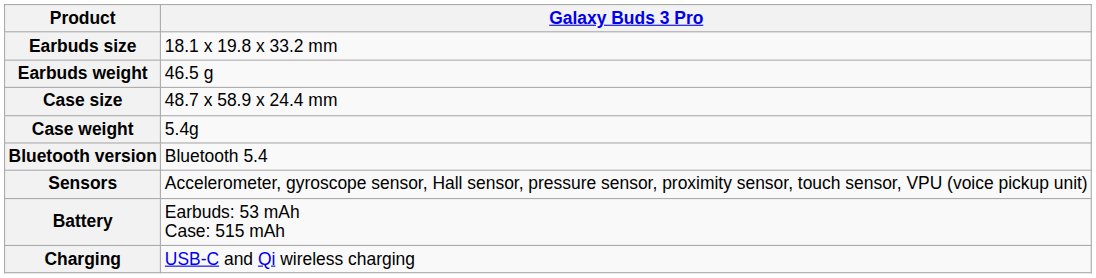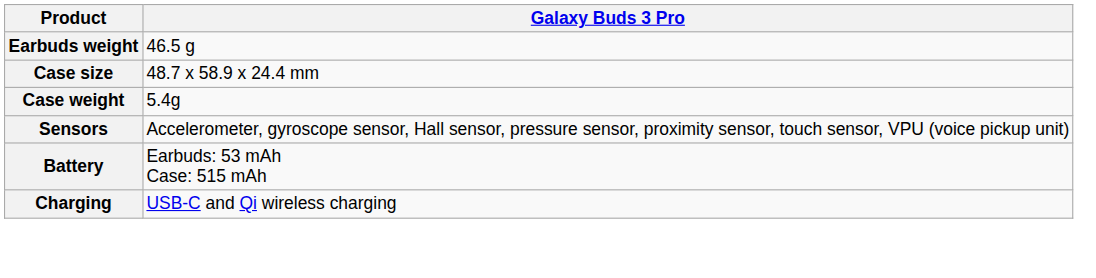- row: (83, 45)
- row: (83, 156)
